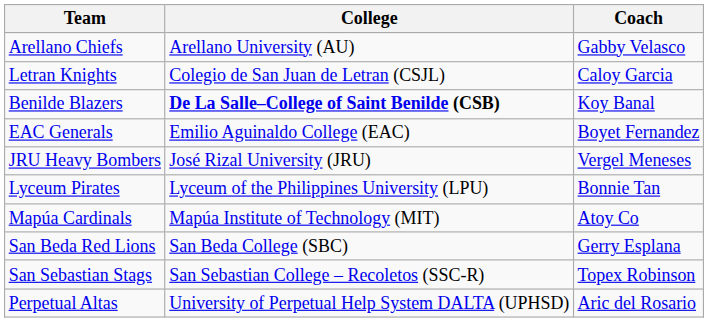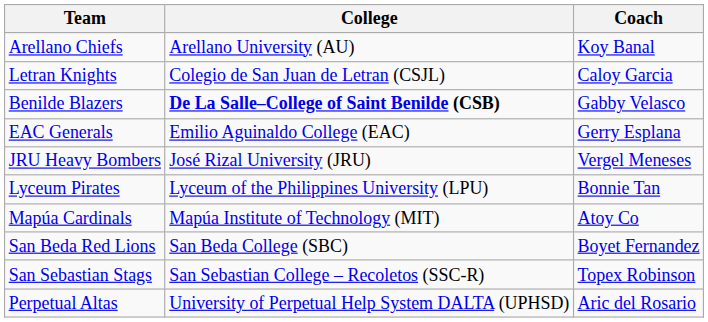(631, 47) Gabby Velasco -> (616, 47) Koy Banal
(616, 103) Koy Banal -> (631, 103) Gabby Velasco
(639, 132) Boyet Fernandez -> (629, 132) Gerry Esplana
(629, 246) Gerry Esplana -> (639, 246) Boyet Fernandez
